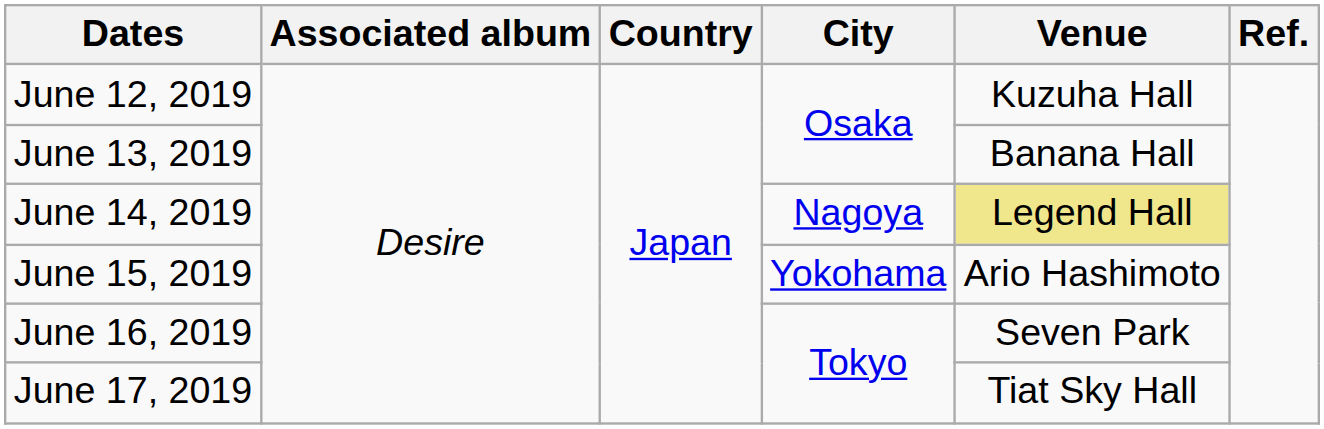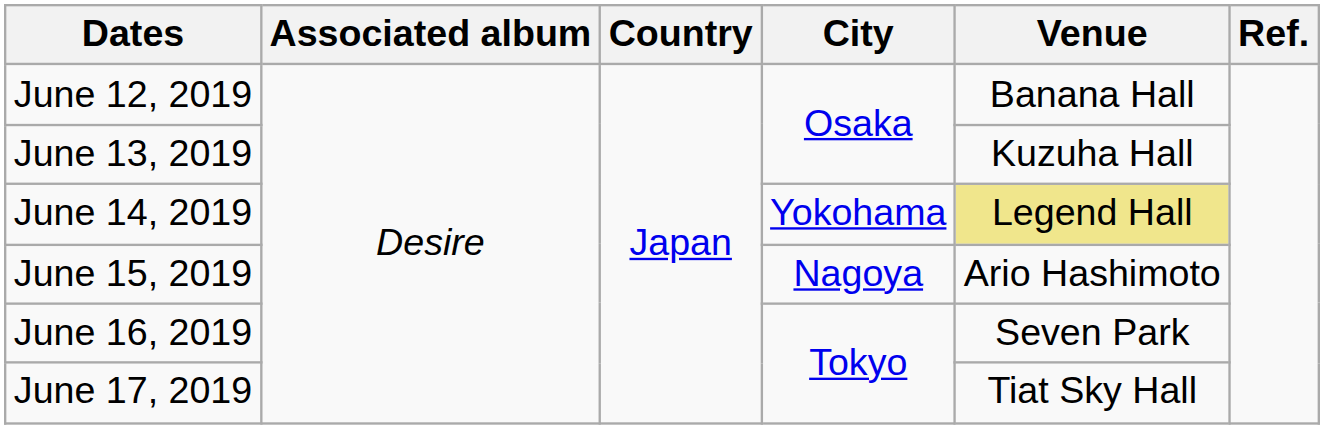(1092, 93) Kuzuha Hall -> (1092, 93) Banana Hall
(1092, 153) Banana Hall -> (1092, 153) Kuzuha Hall
(858, 213) Nagoya -> (858, 213) Yokohama
(858, 272) Yokohama -> (858, 272) Nagoya
